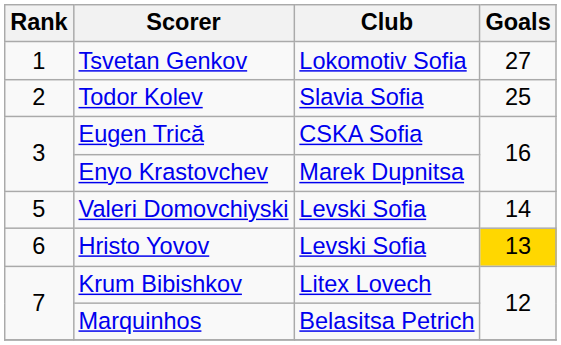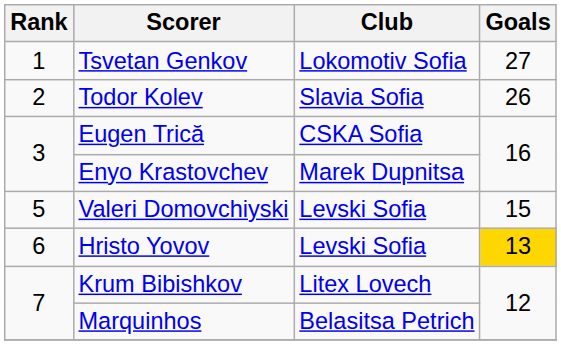(518, 97) 25 -> (518, 97) 26
(518, 209) 14 -> (518, 209) 15
